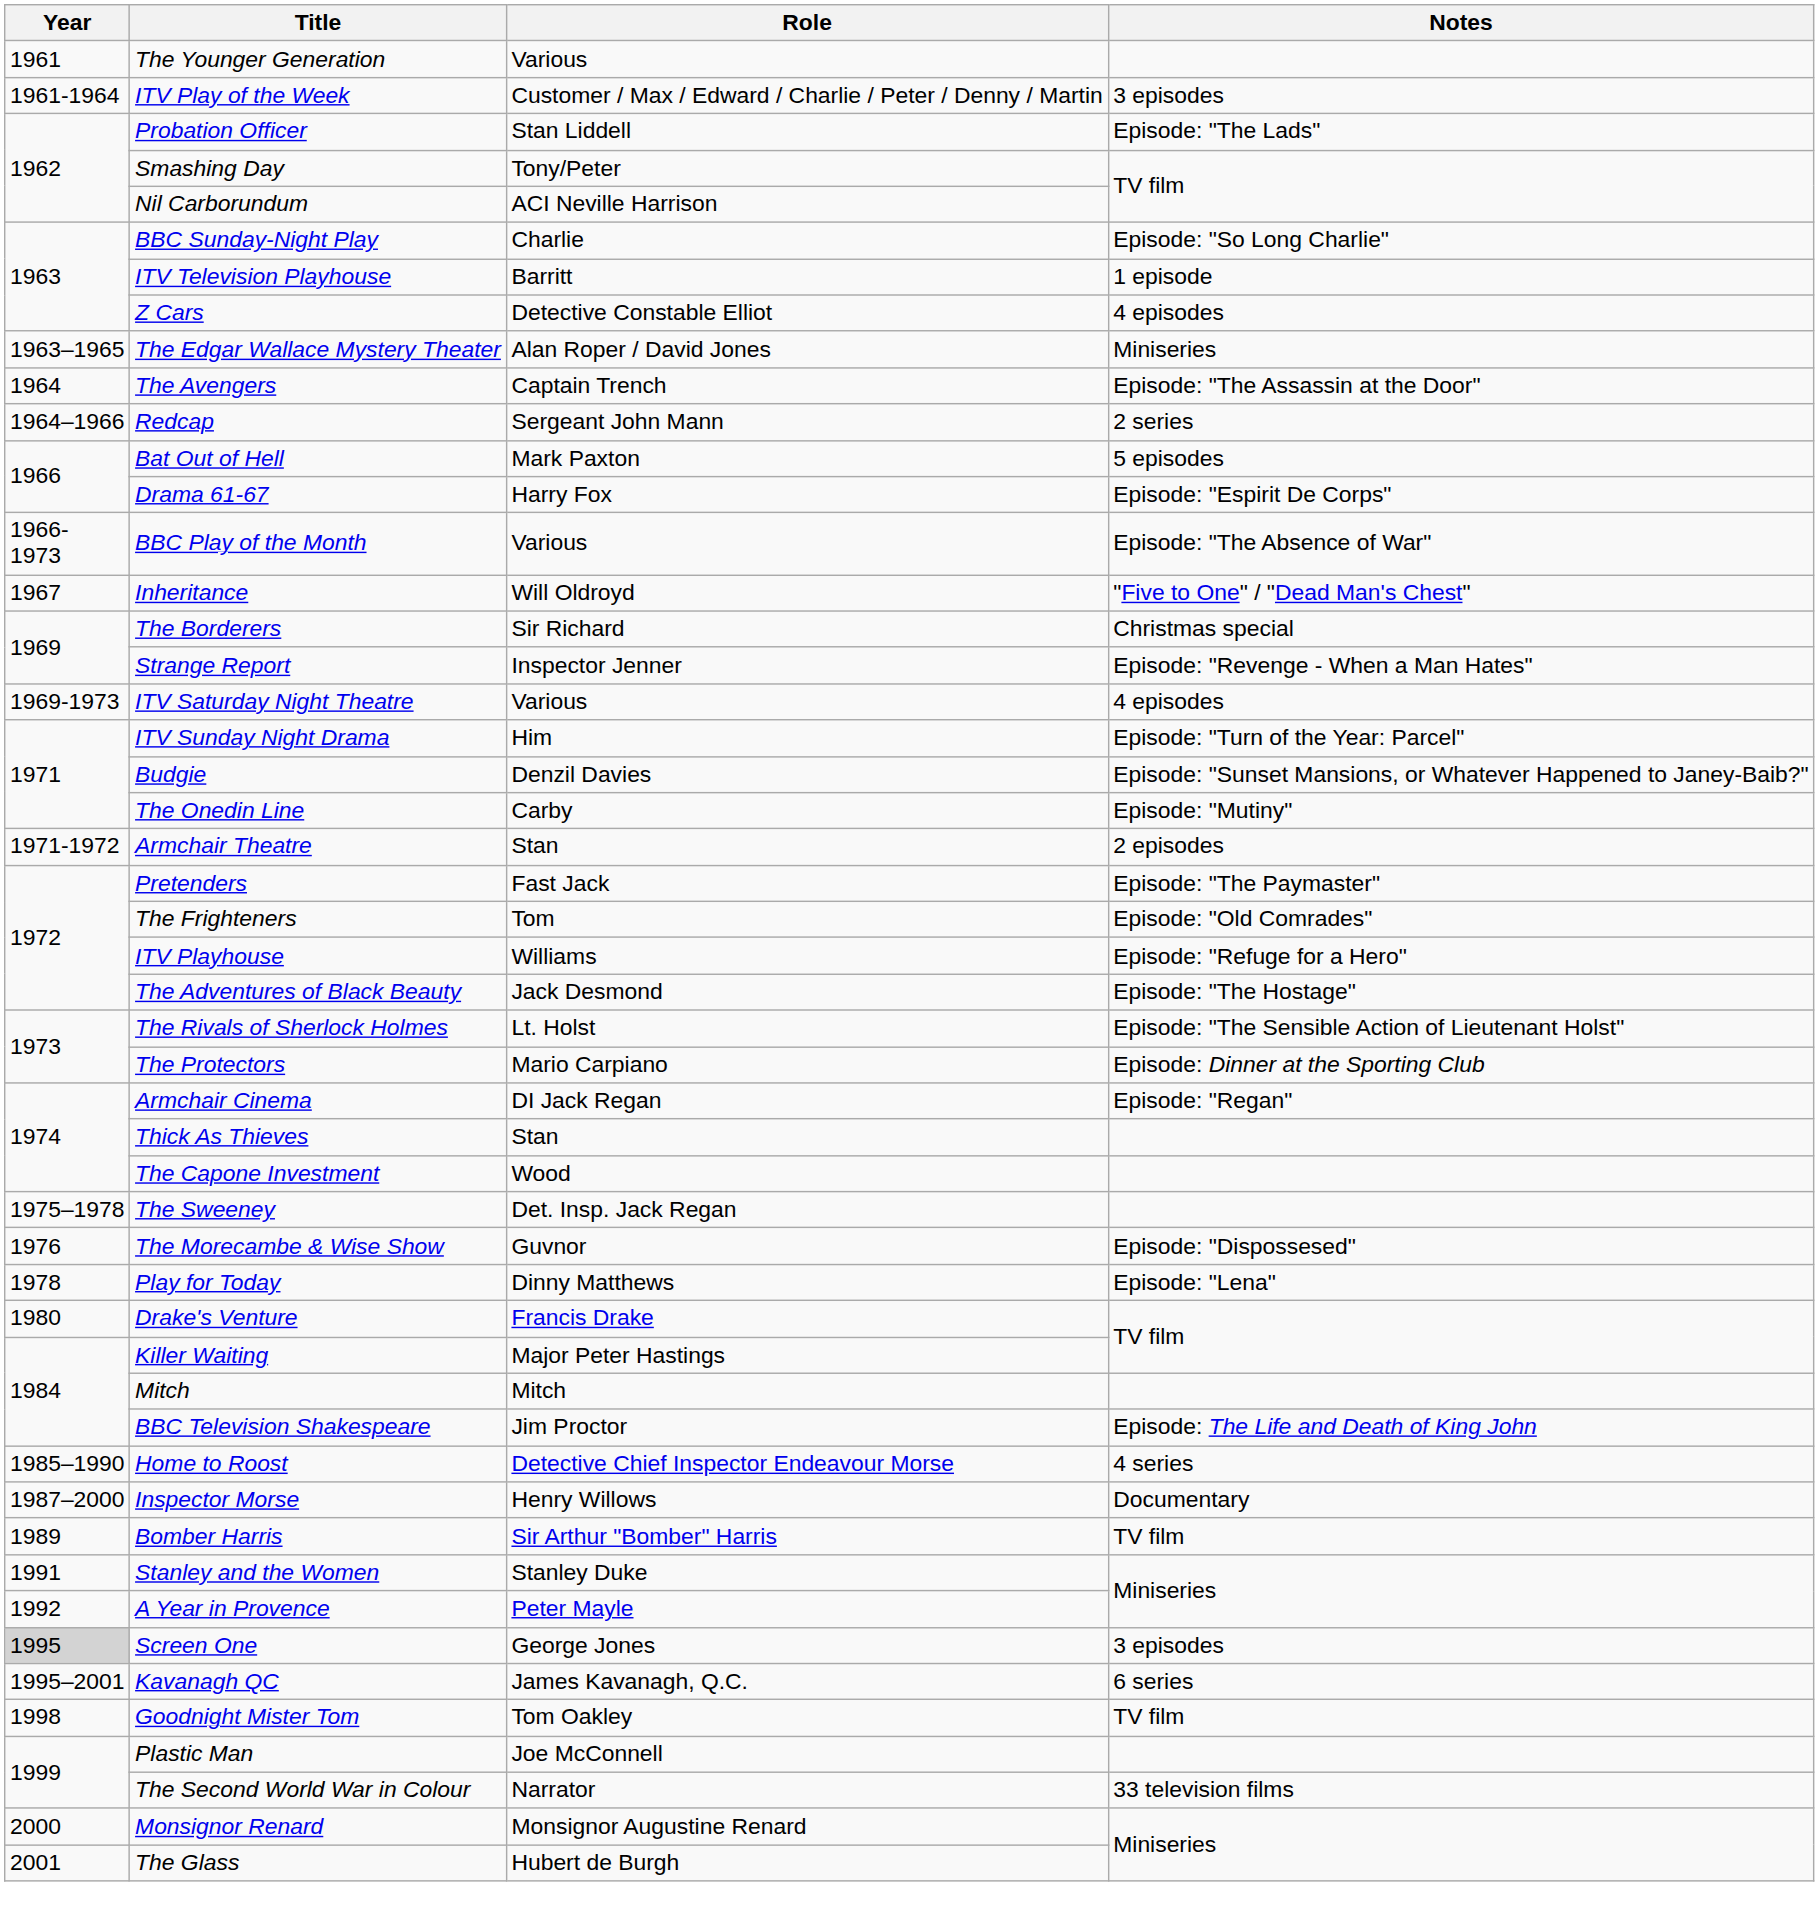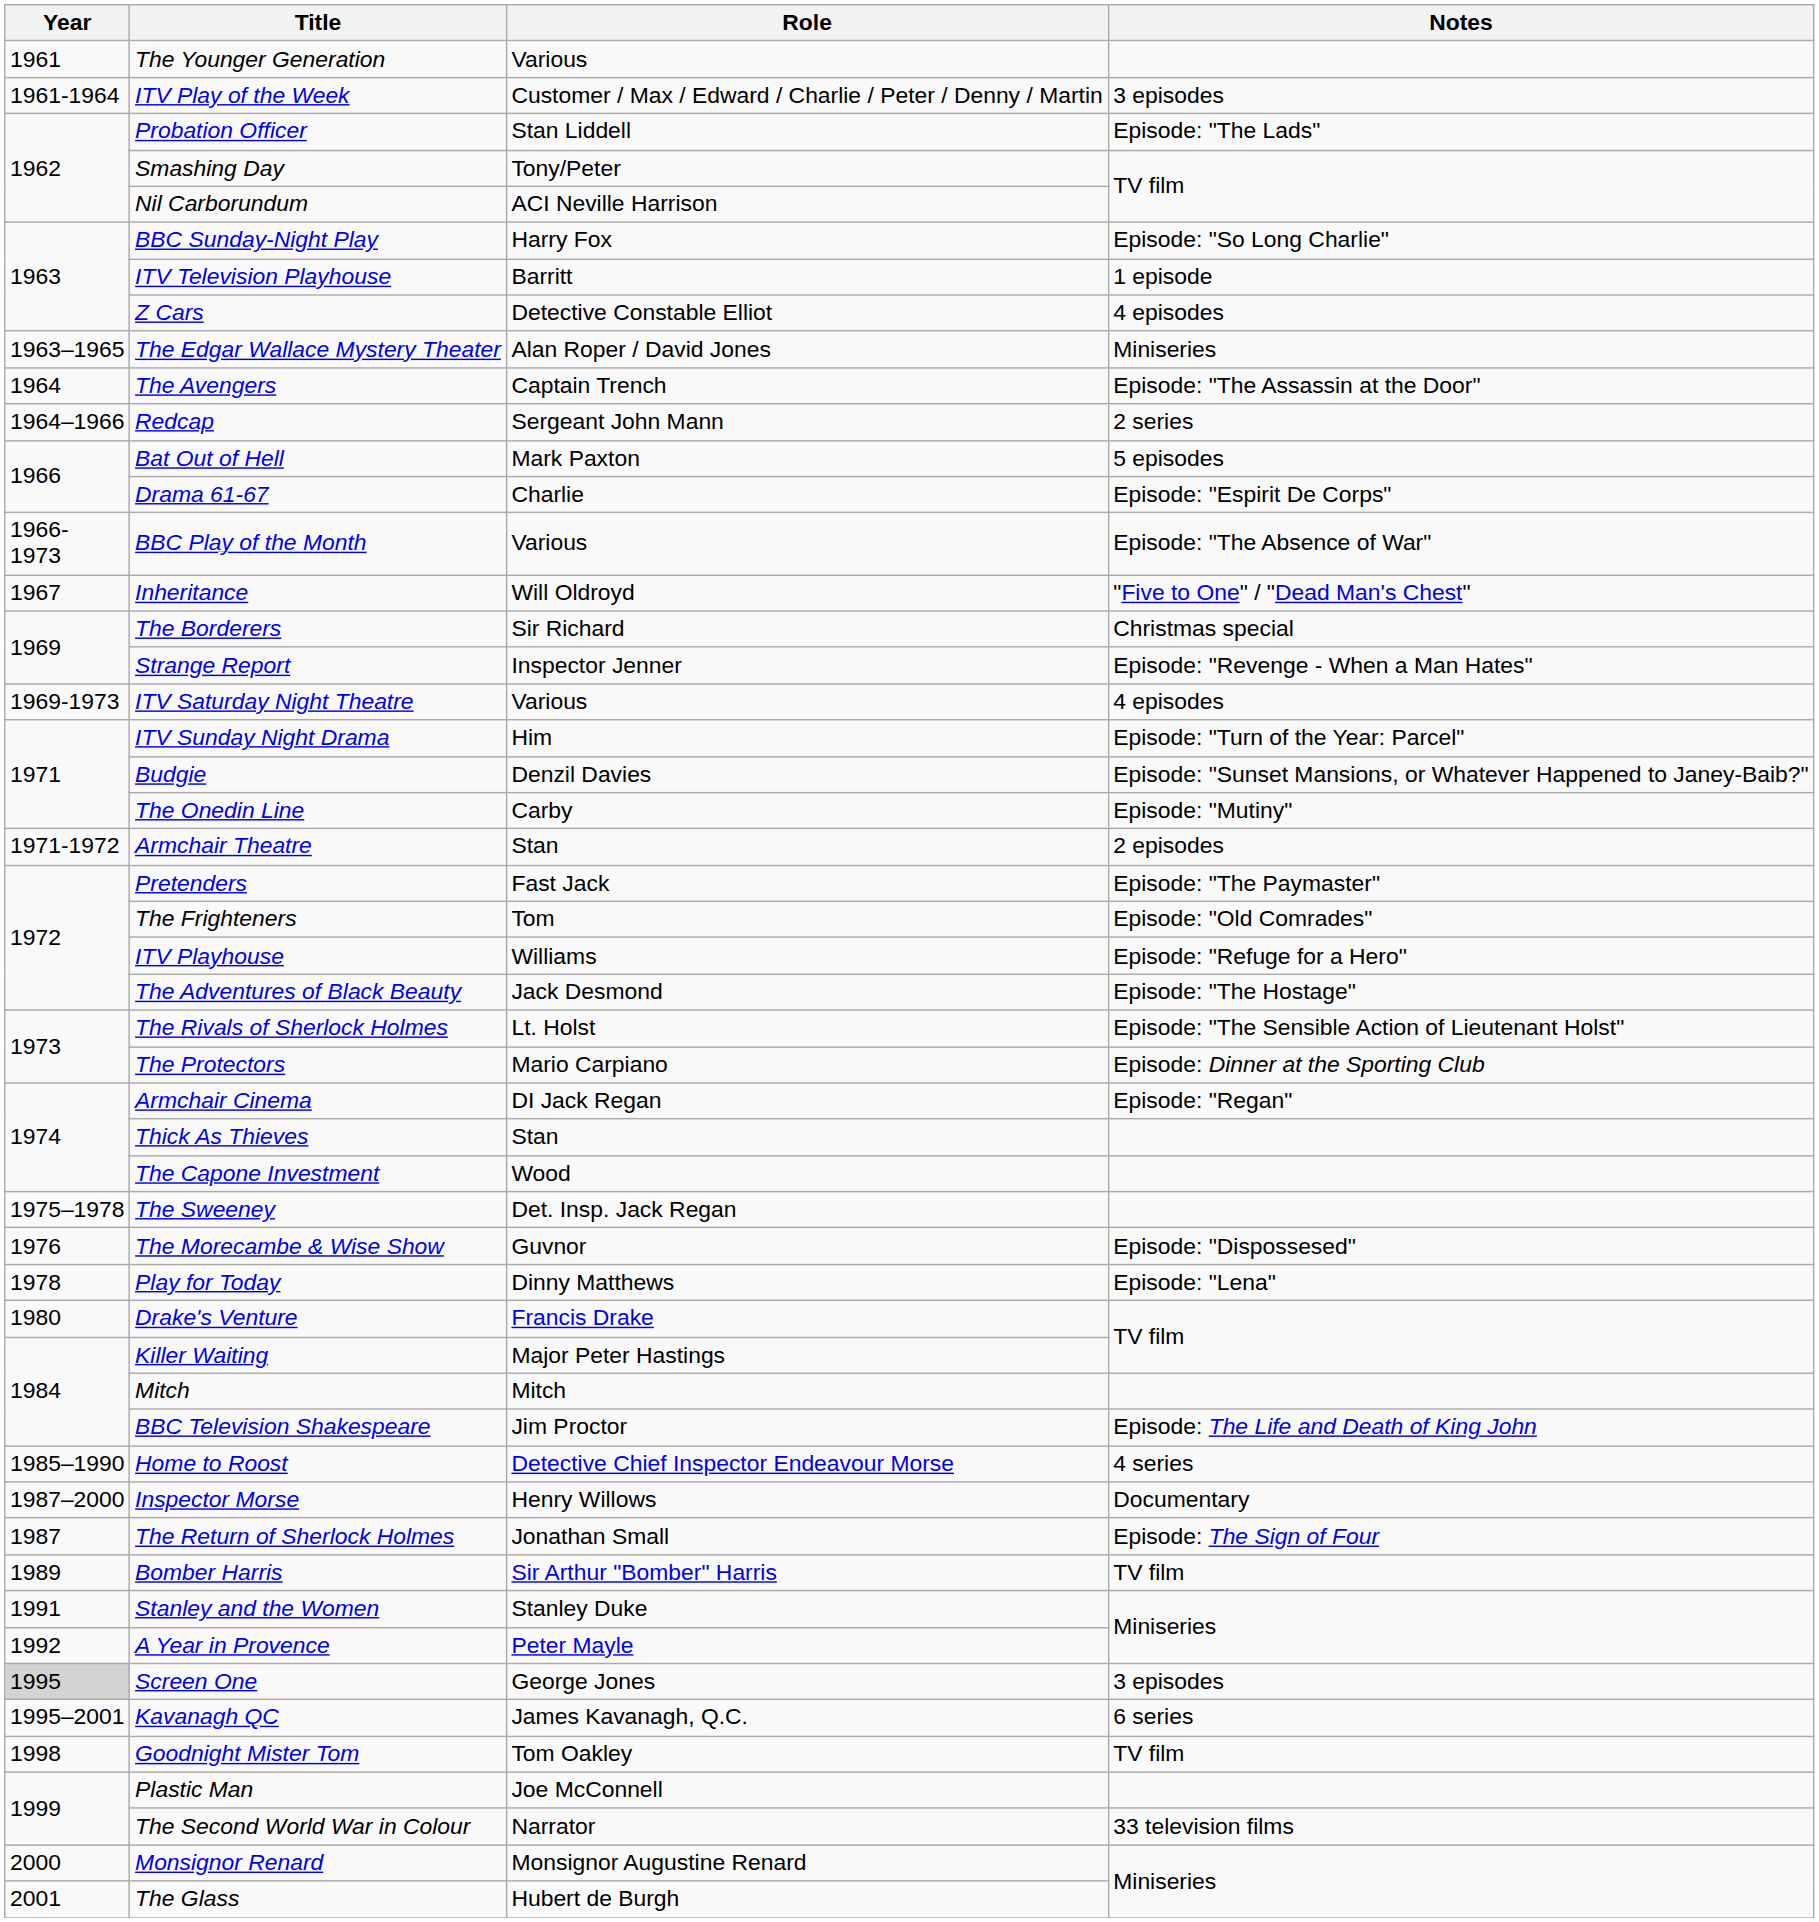(548, 240) Charlie -> (562, 240) Harry Fox
(562, 494) Harry Fox -> (548, 494) Charlie
+ row: (295, 1536)
